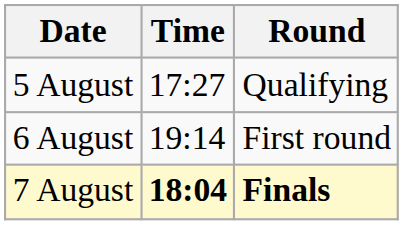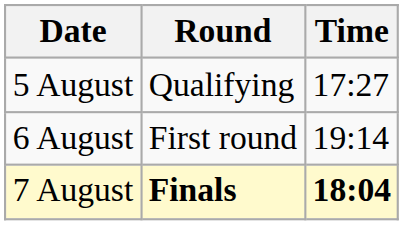columns swapped: (188, 31) <-> (317, 31)
